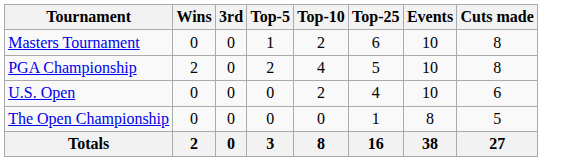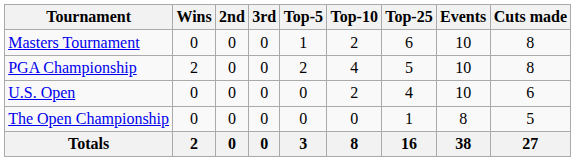+ column: (232, 17)
